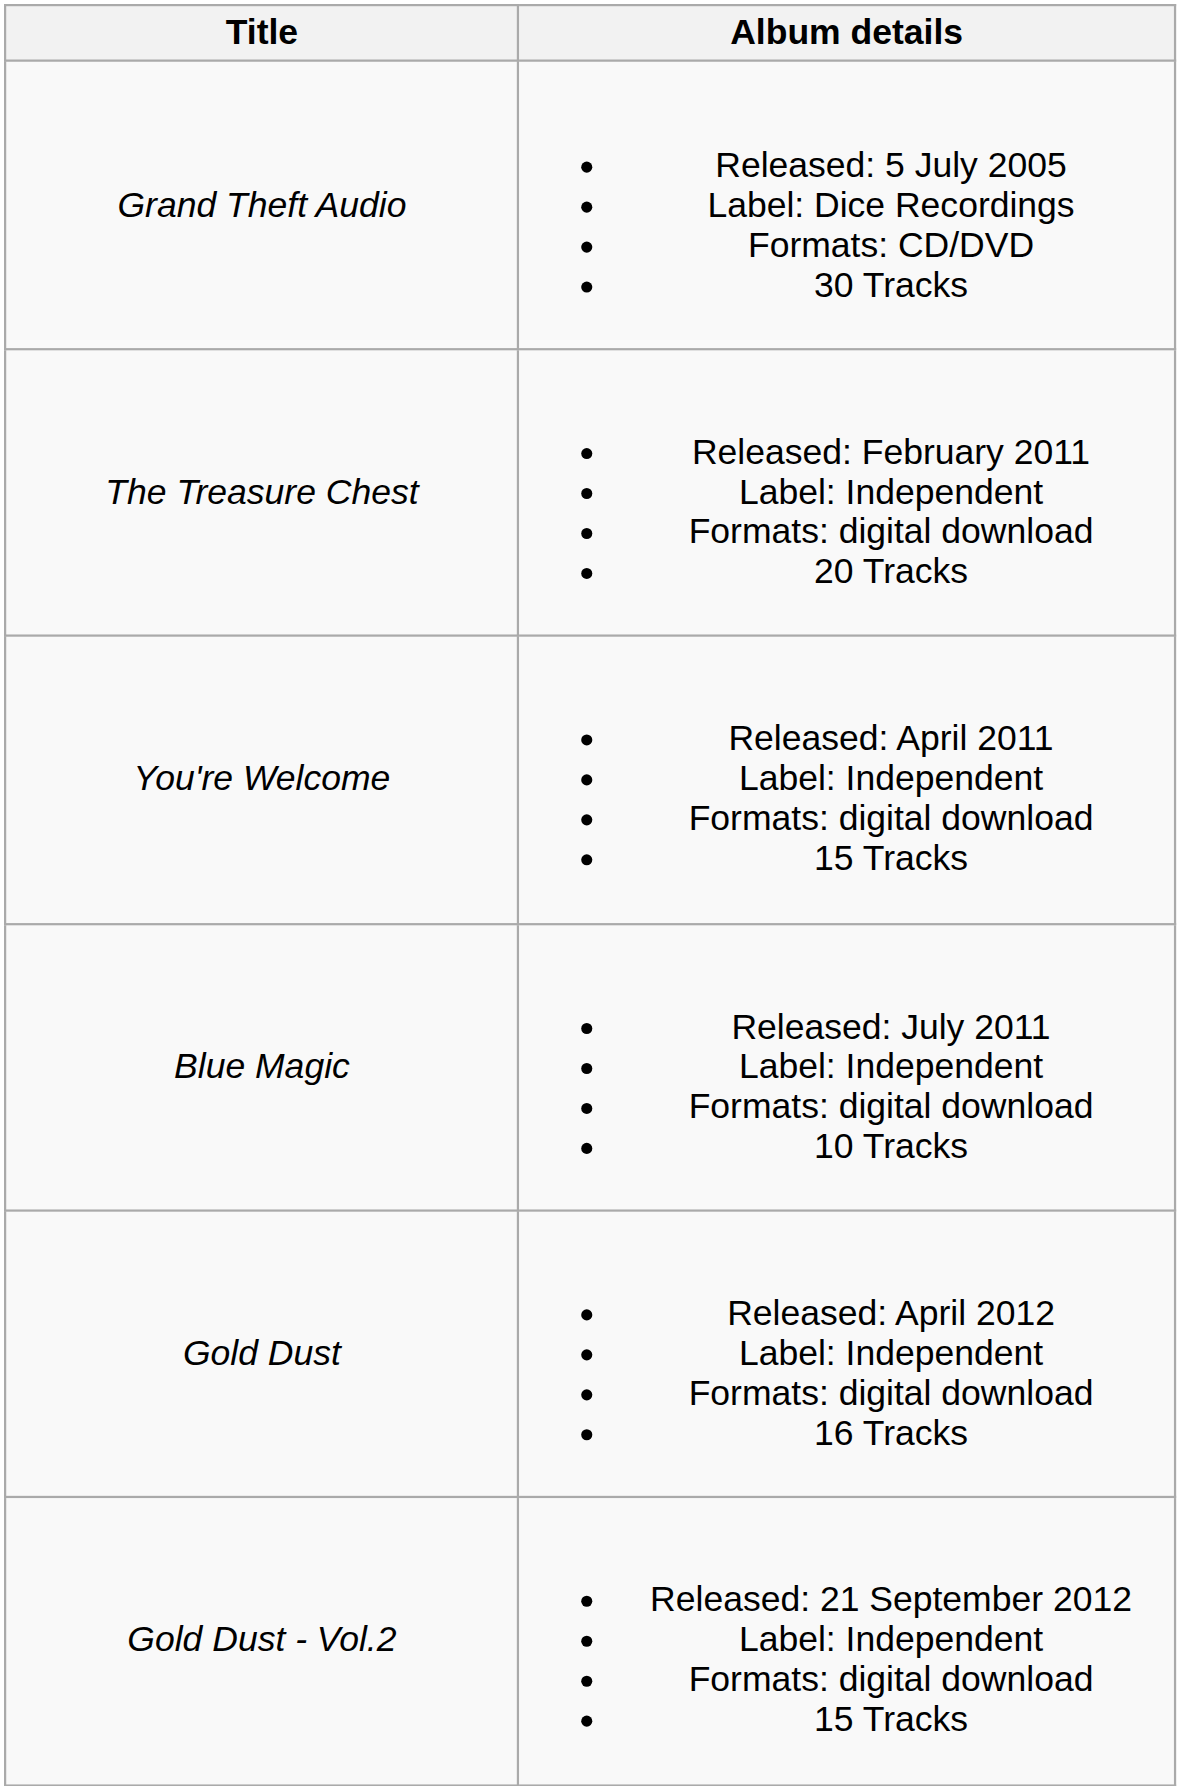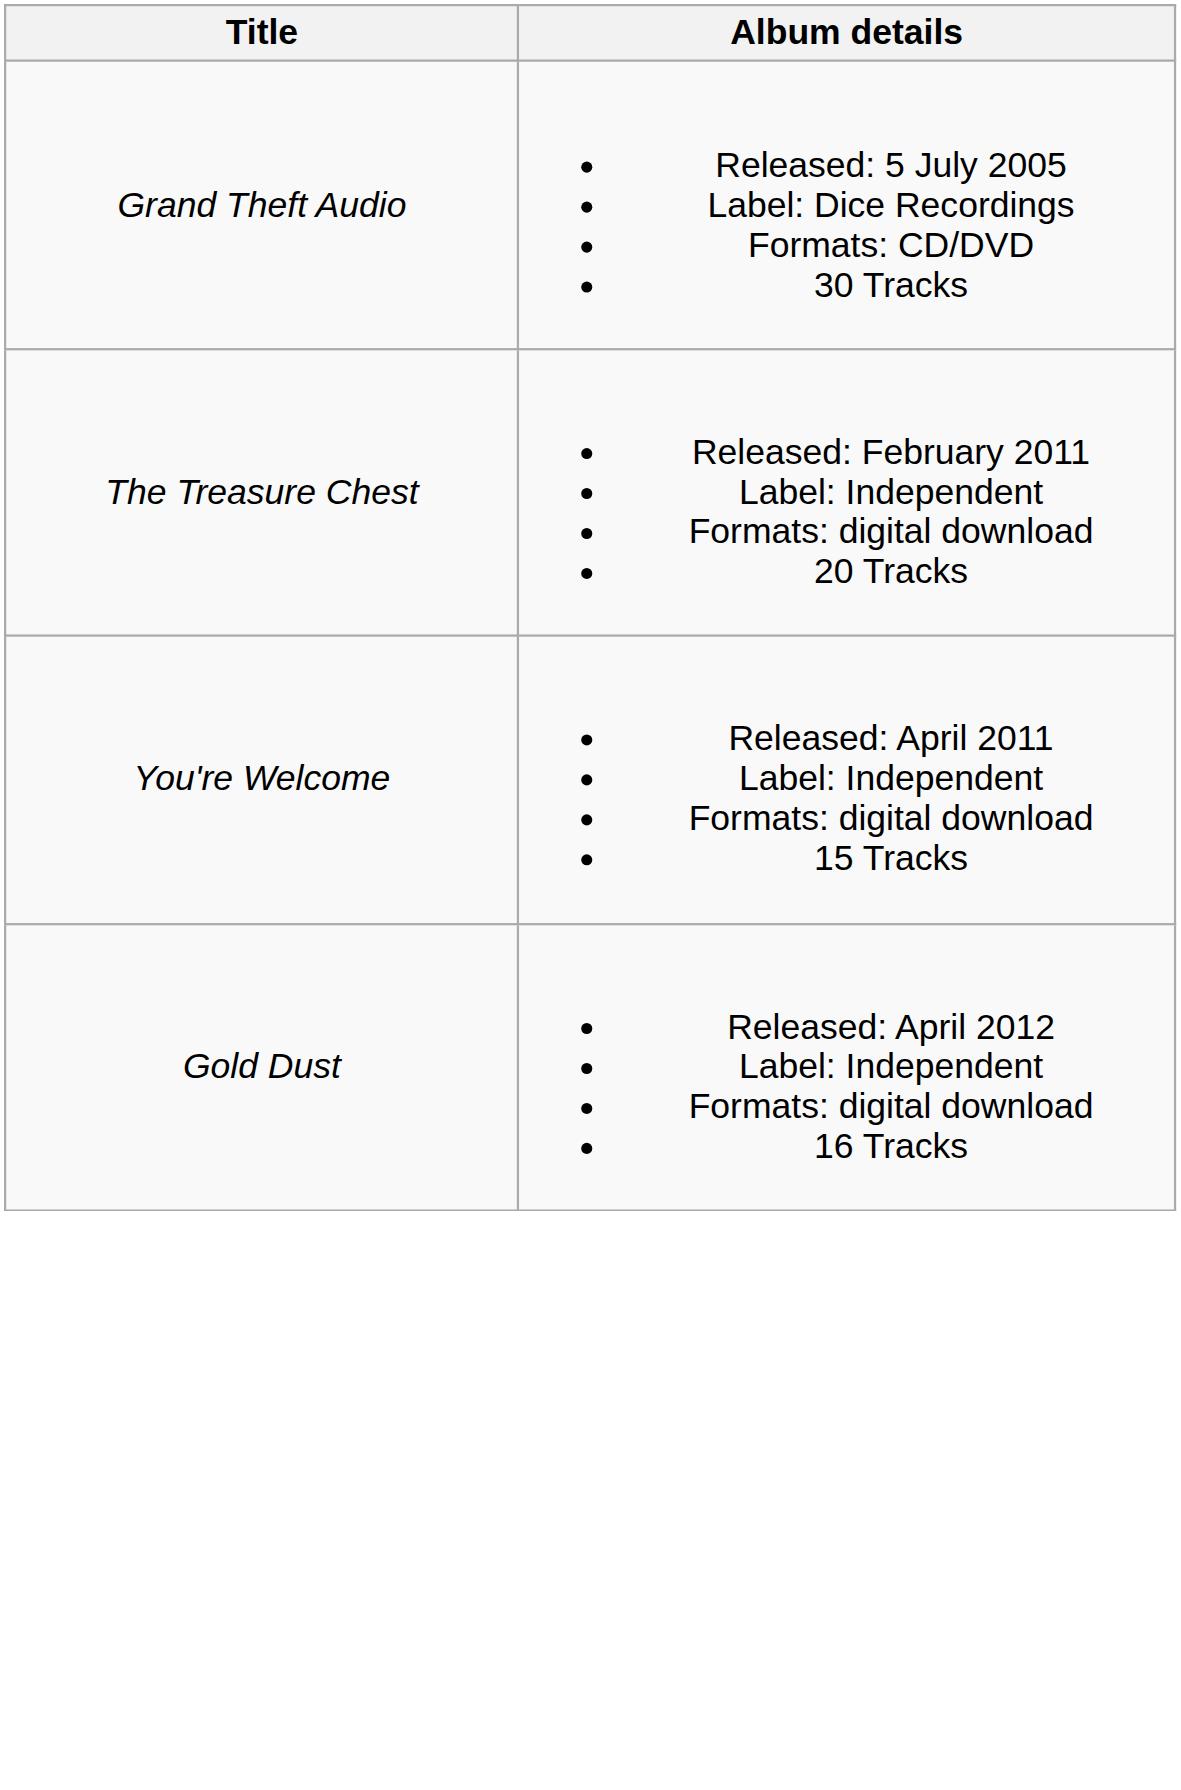- row: (262, 1066)
- row: (262, 1640)
